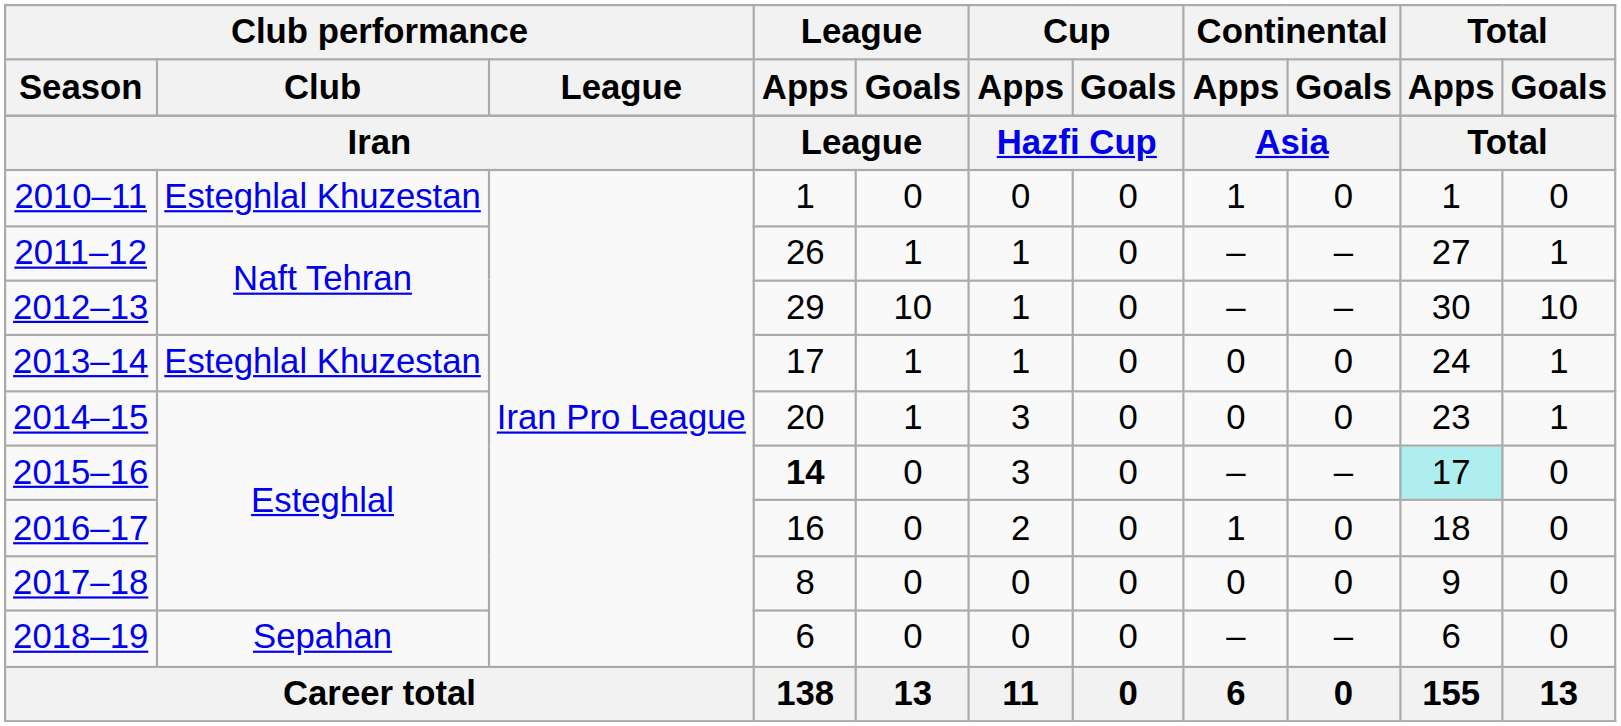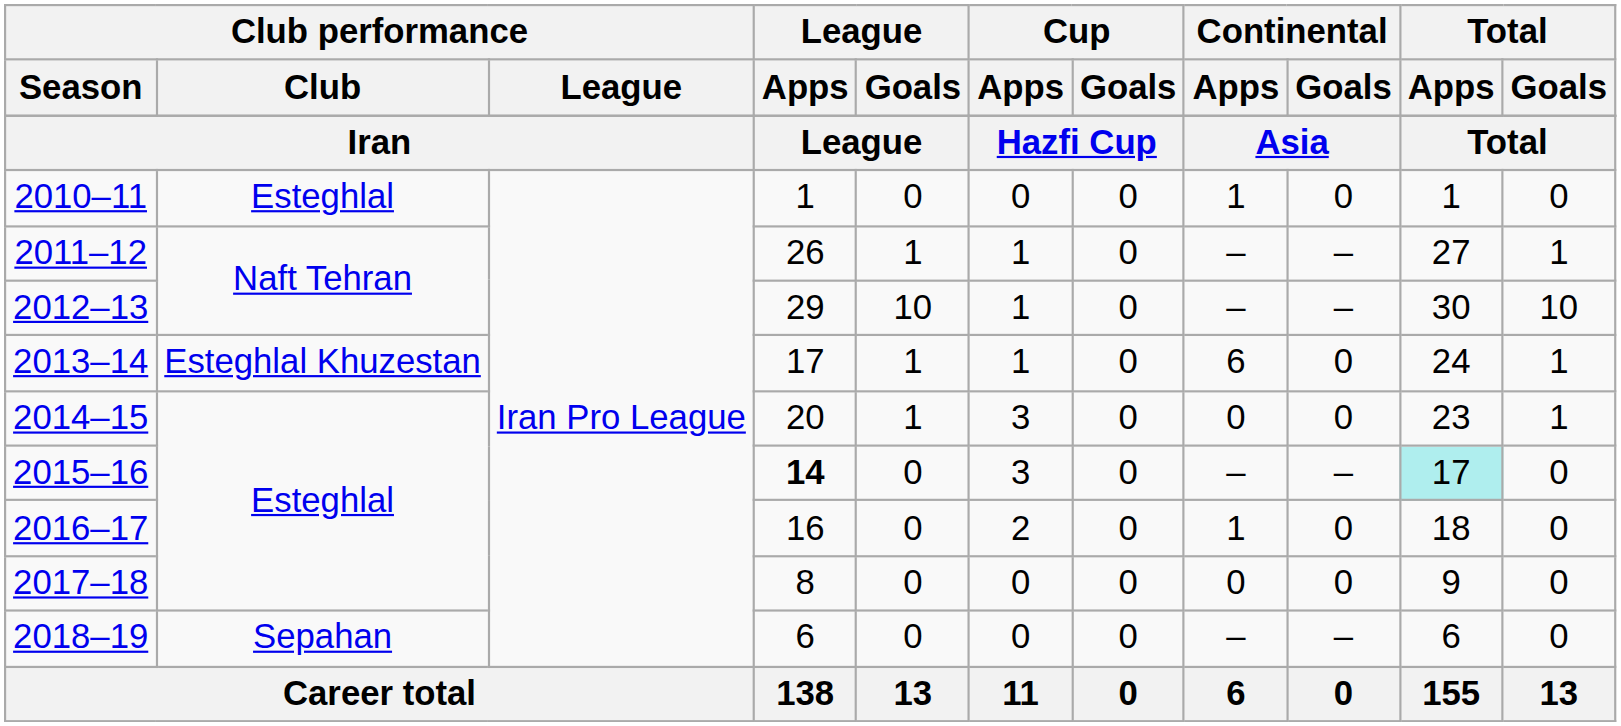(323, 197) Esteghlal Khuzestan -> (323, 197) Esteghlal
(1236, 362) 0 -> (1236, 362) 6
